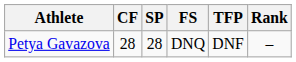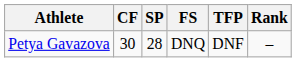(128, 43) 28 -> (128, 43) 30
